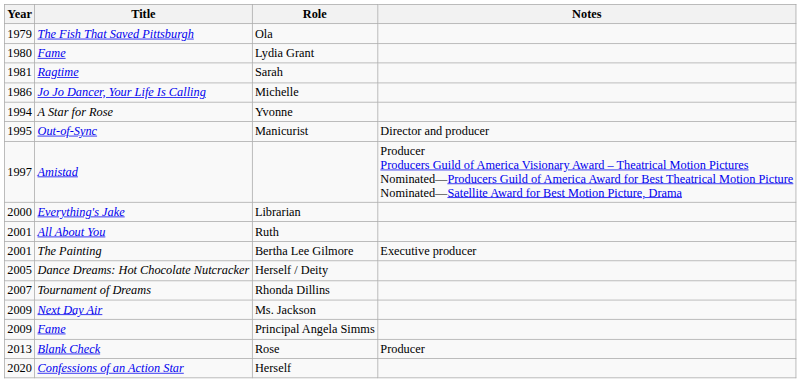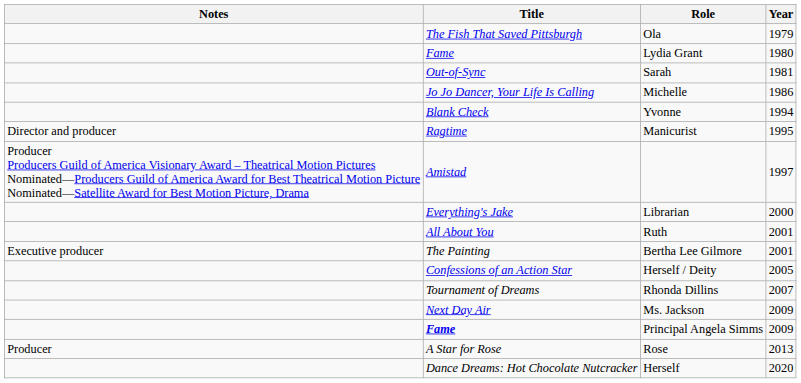columns swapped: (20, 14) <-> (587, 14)
(58, 72) Ragtime -> (456, 72) Out-of-Sync
(75, 111) A Star for Rose -> (457, 111) Blank Check
(67, 131) Out-of-Sync -> (446, 131) Ragtime
(143, 270) Dance Dreams: Hot Chocolate Nutcracker -> (499, 270) Confessions of an Action Star
(52, 329) normal -> (441, 329) bold
(69, 348) Blank Check -> (464, 348) A Star for Rose
(111, 368) Confessions of an Action Star -> (532, 368) Dance Dreams: Hot Chocolate Nutcracker
